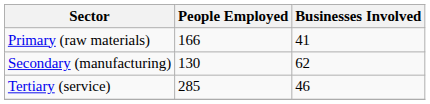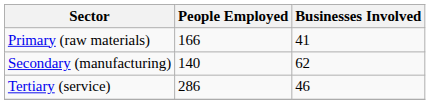(189, 63) 130 -> (189, 63) 140
(189, 87) 285 -> (189, 87) 286
